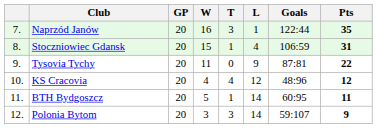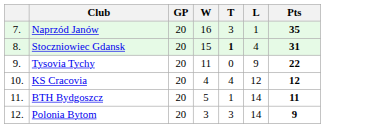- column: (294, 13)
(231, 47) normal -> (231, 47) bold
